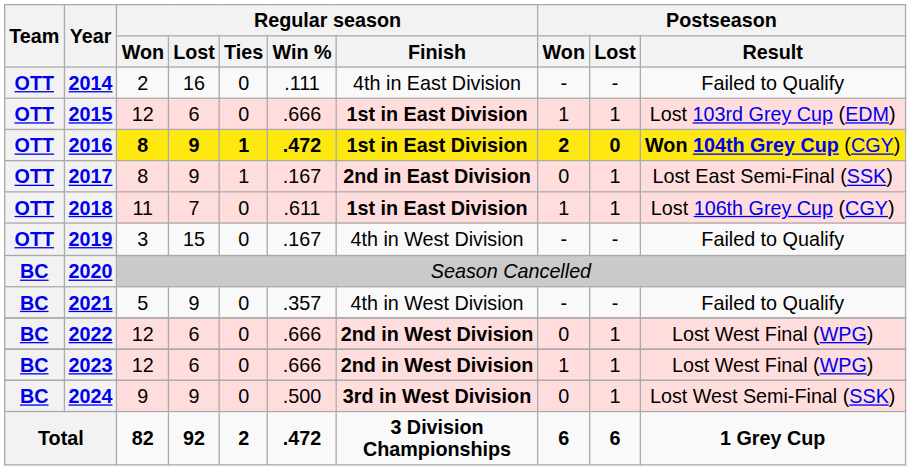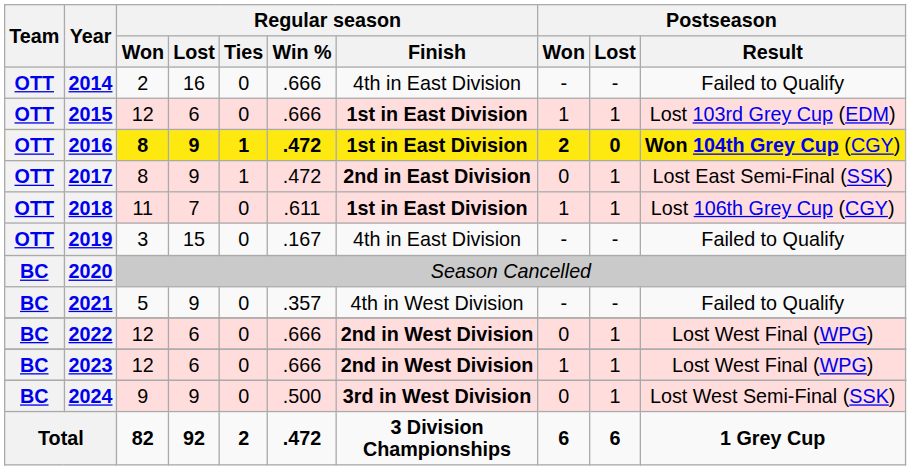(302, 83) .111 -> (302, 83) .666
(302, 177) .167 -> (302, 177) .472
(437, 239) 4th in West Division -> (437, 239) 4th in East Division
